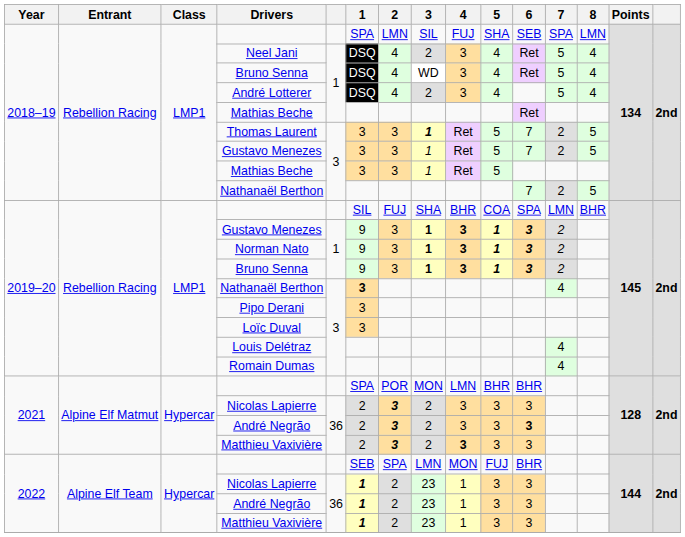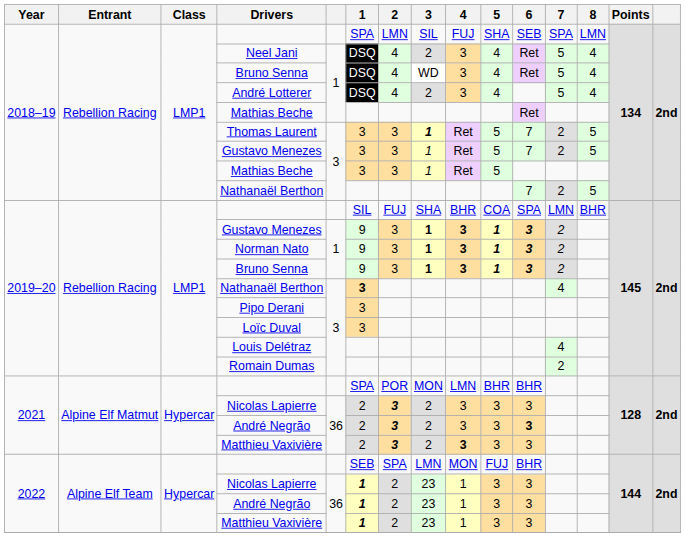(561, 367) 4 -> (561, 367) 2
